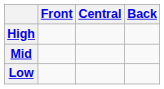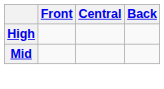- row: (21, 73)
